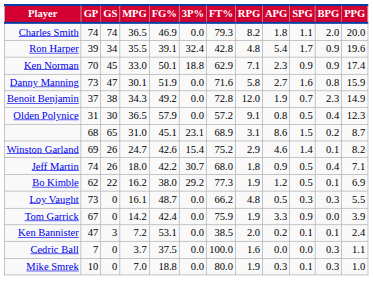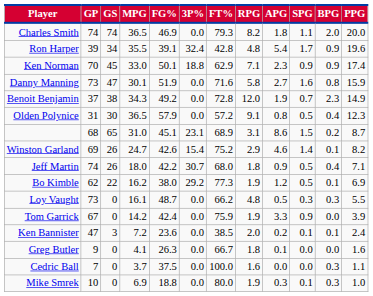(168, 233) 53.1 -> (168, 233) 23.6
+ row: (54, 249)
(140, 266) 7.0 -> (140, 283) 6.9
